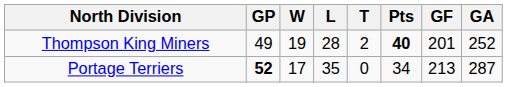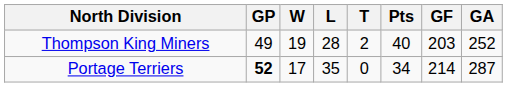(401, 43) bold -> (401, 43) normal
(442, 43) 201 -> (442, 43) 203
(442, 69) 213 -> (442, 69) 214
